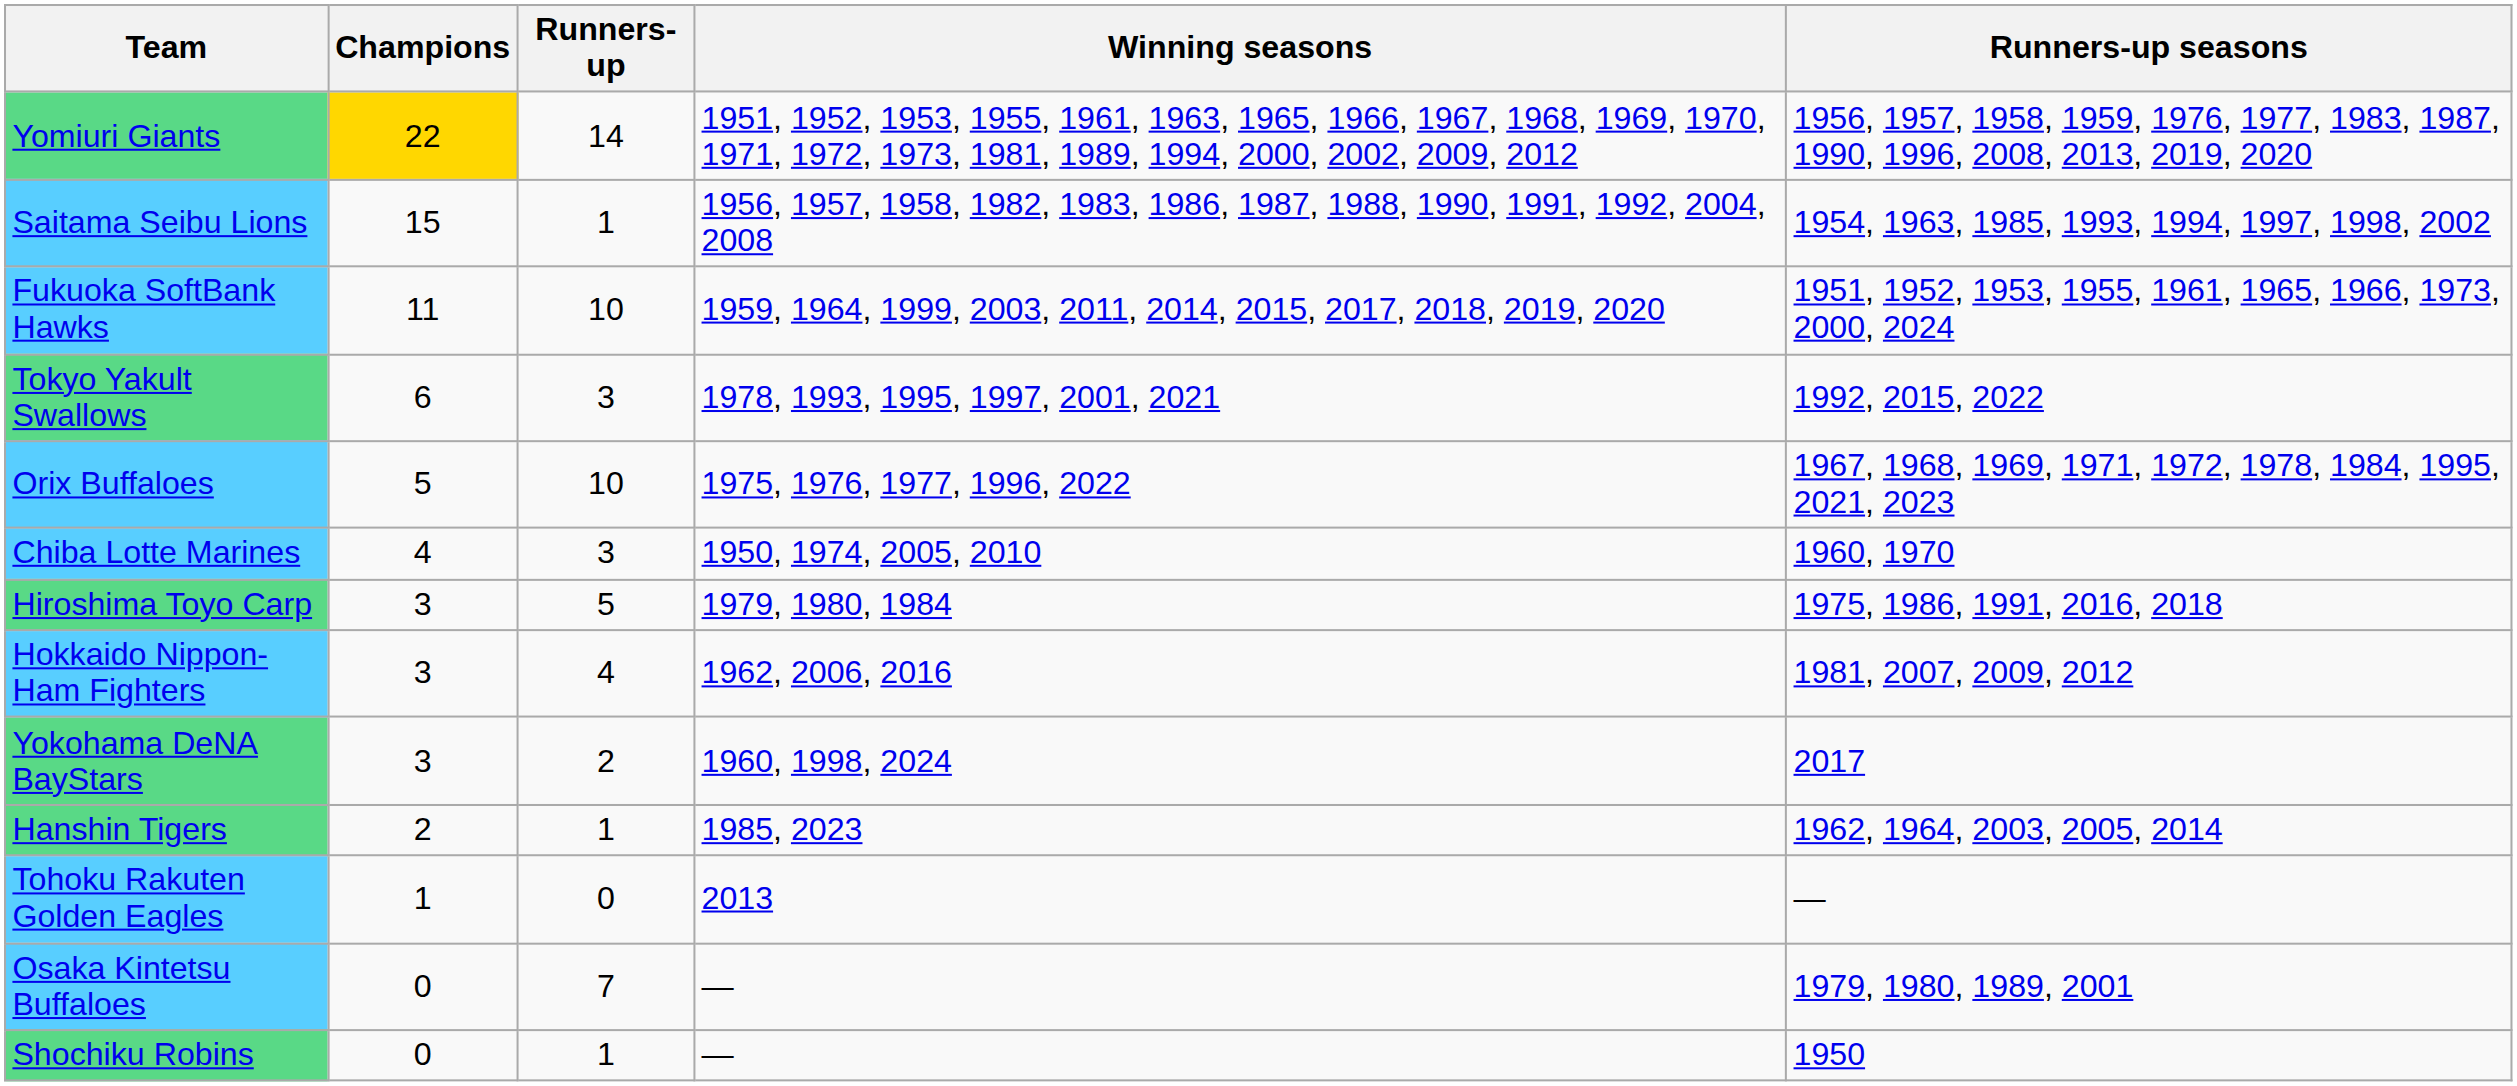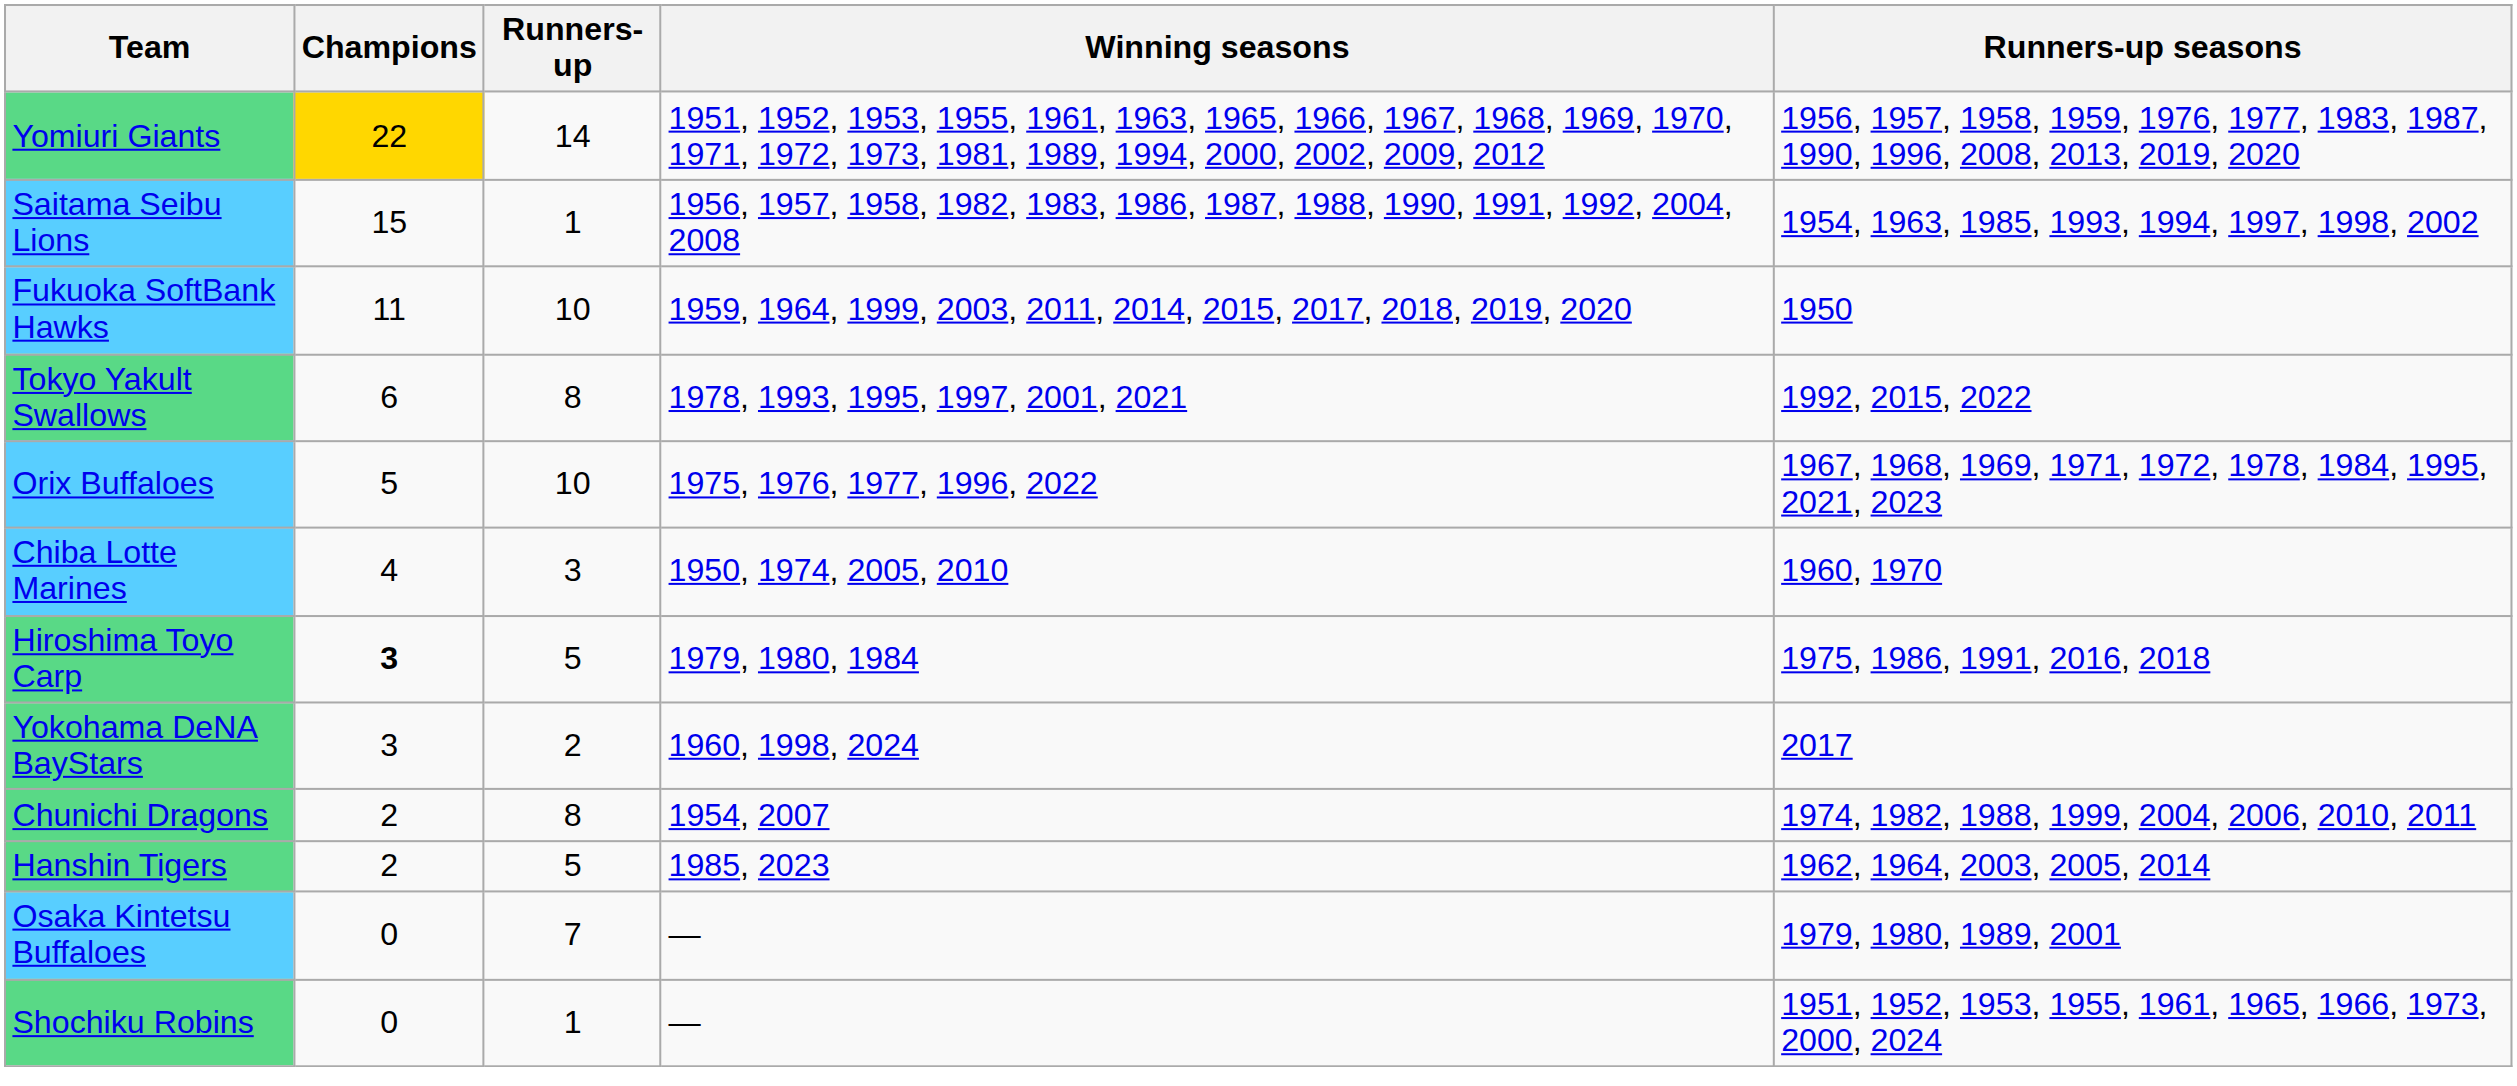(2147, 309) 1951, 1952, 1953, 1955, 1961, 1965, 1966, 1973, 2000, 2024 -> (1817, 309) 1950
(606, 396) 3 -> (573, 396) 8
(423, 604) normal -> (389, 658) bold
- row: (140, 673)
+ row: (140, 814)
(606, 829) 1 -> (573, 865) 5
- row: (129, 898)
(1829, 1054) 1950 -> (2134, 1021) 1951, 1952, 1953, 1955, 1961, 1965, 1966, 1973, 2000, 2024
